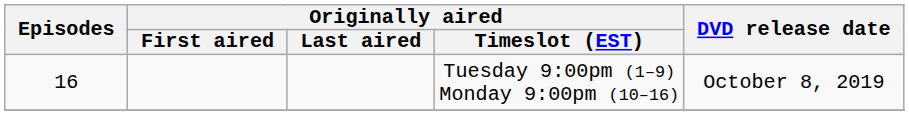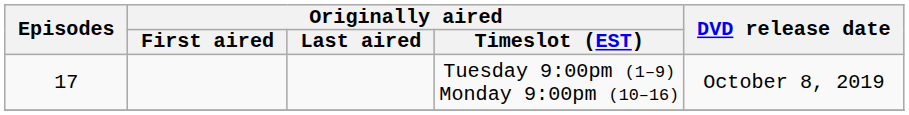(66, 82) 16 -> (66, 82) 17
